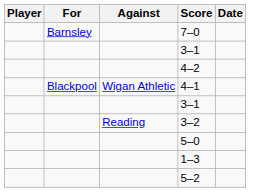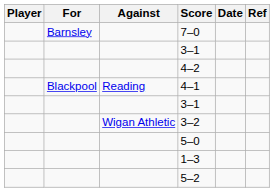+ column: (257, 13)
(139, 86) Wigan Athletic -> (124, 86) Reading
(124, 123) Reading -> (139, 123) Wigan Athletic
